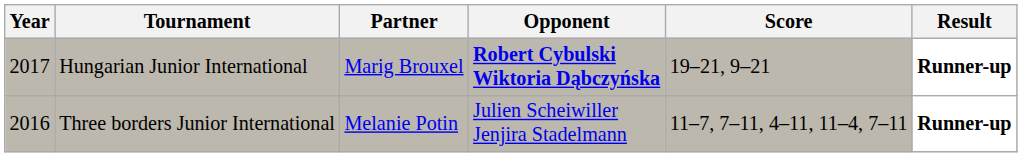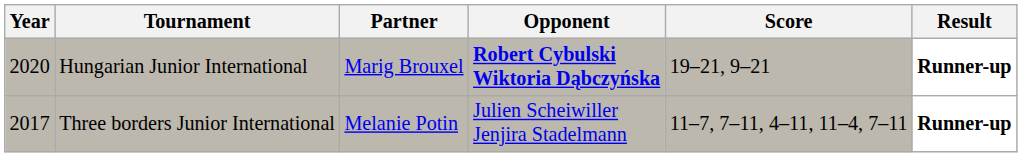(30, 66) 2017 -> (30, 66) 2020
(30, 123) 2016 -> (30, 123) 2017
